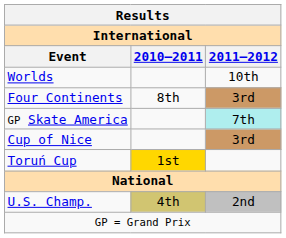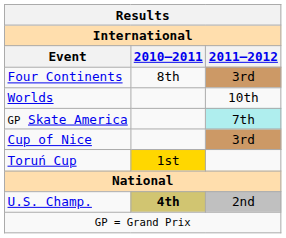rows swapped: (31, 77) <-> (65, 98)
(168, 202) normal -> (168, 202) bold
